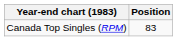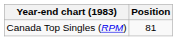(151, 28) 83 -> (151, 28) 81
